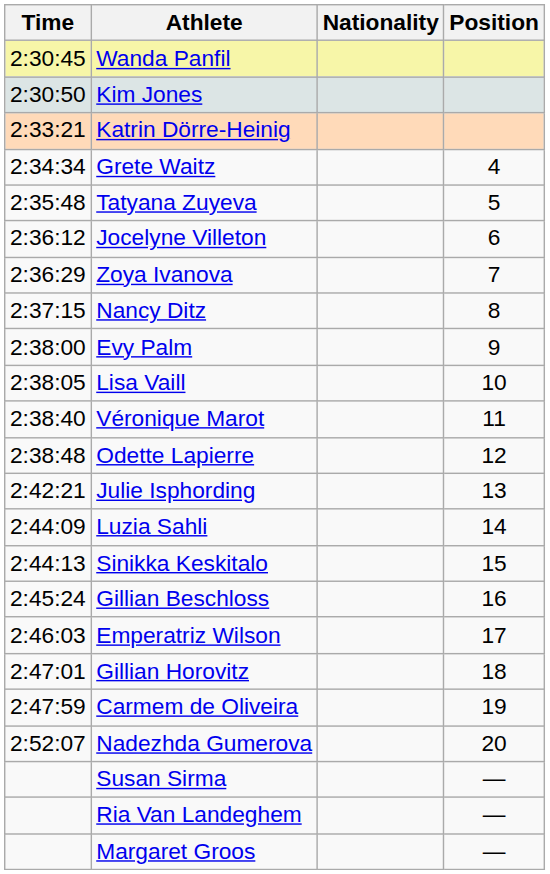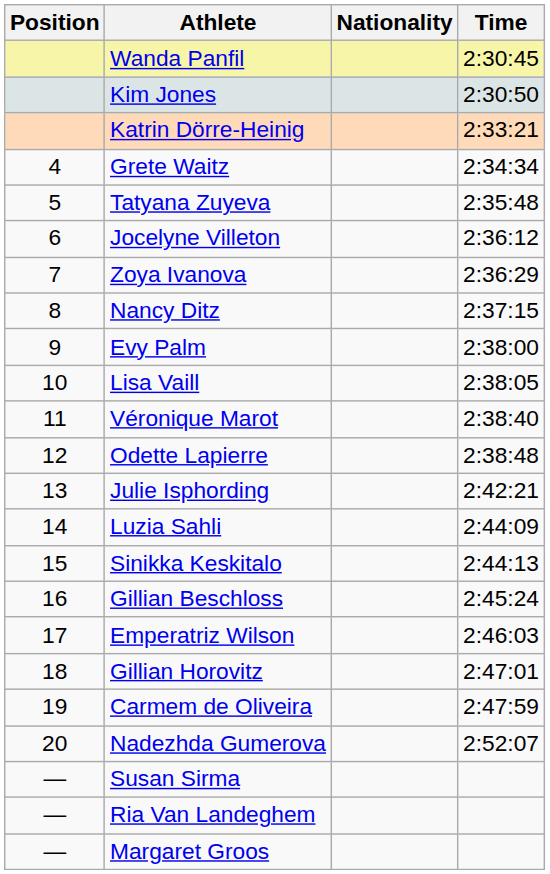columns swapped: (494, 22) <-> (48, 22)
